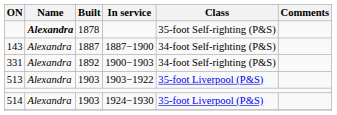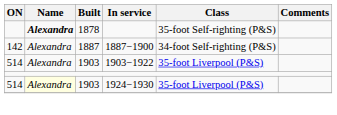(15, 46) 143 -> (15, 46) 142
- row: (89, 63)
(15, 79) 513 -> (15, 63) 514
(49, 101) no background -> (49, 84) lightyellow background
